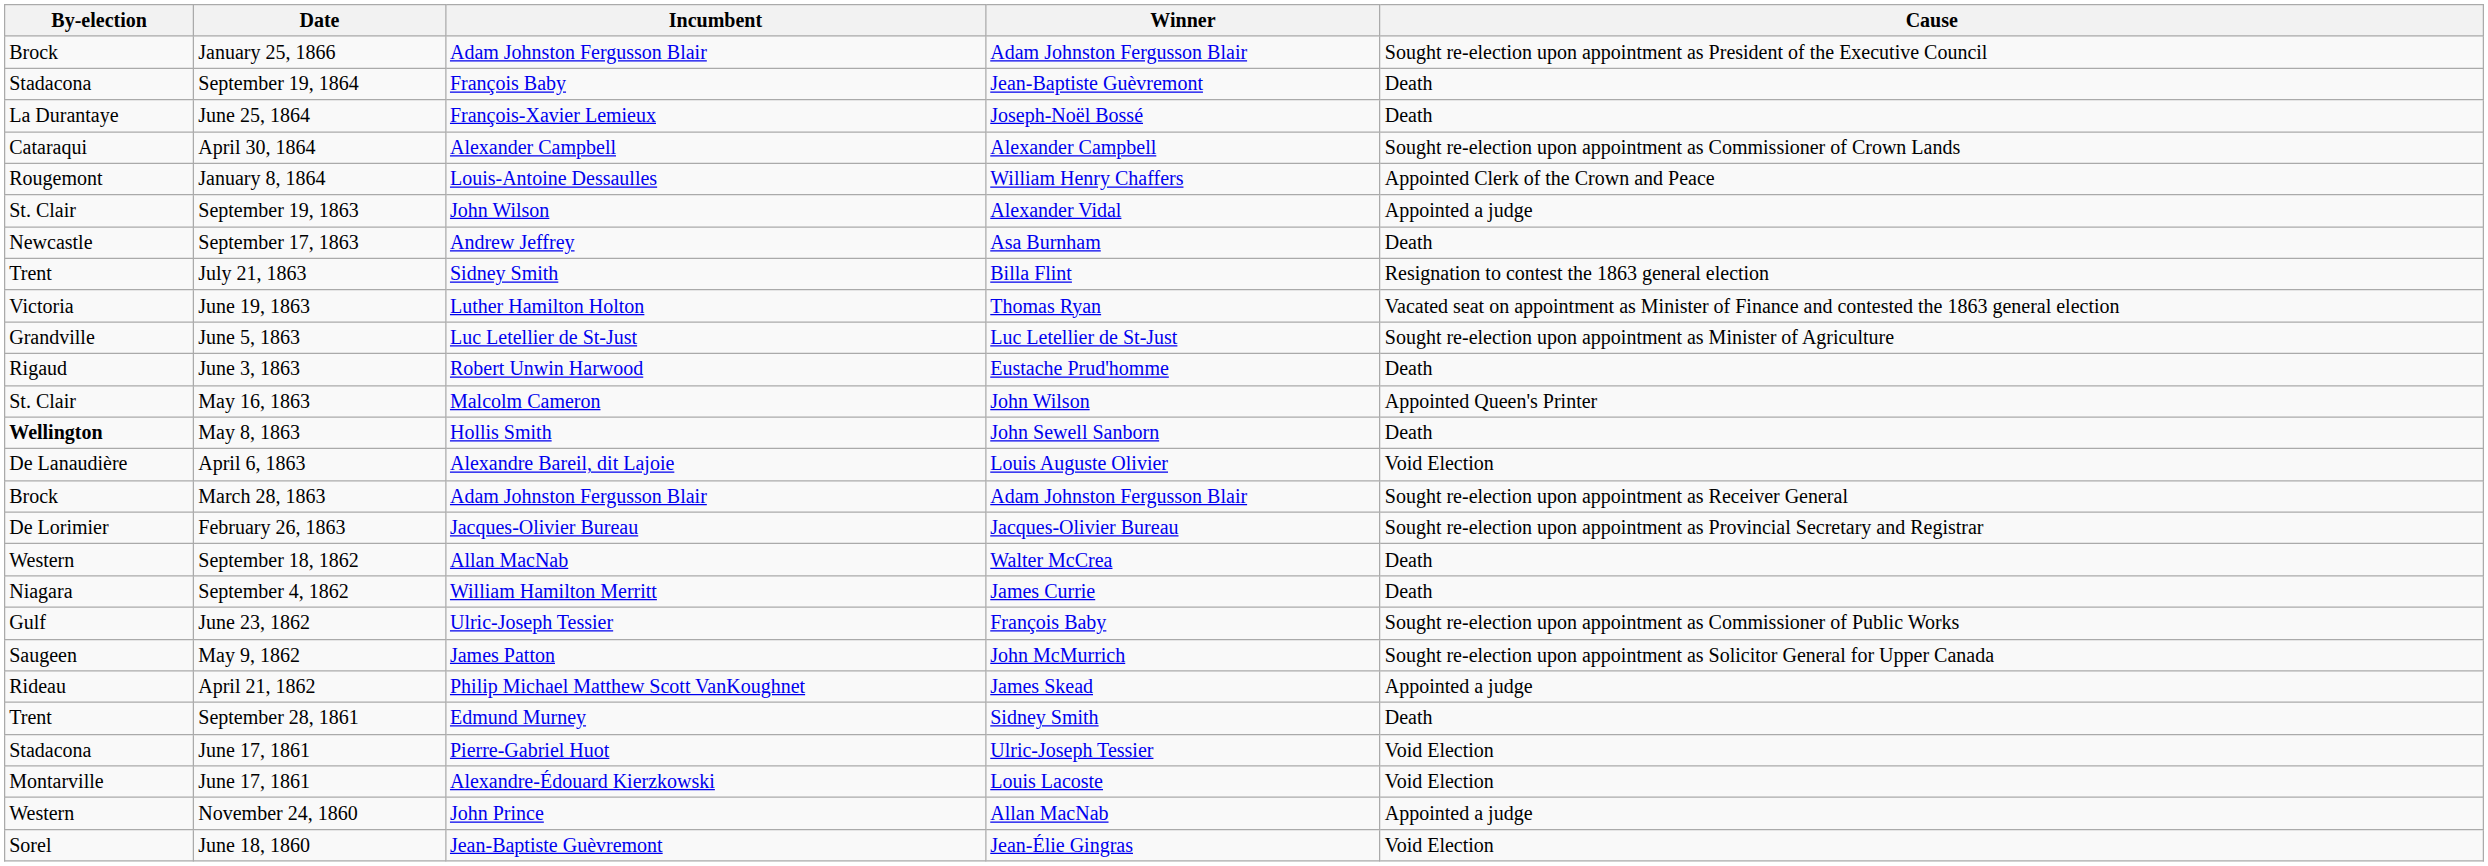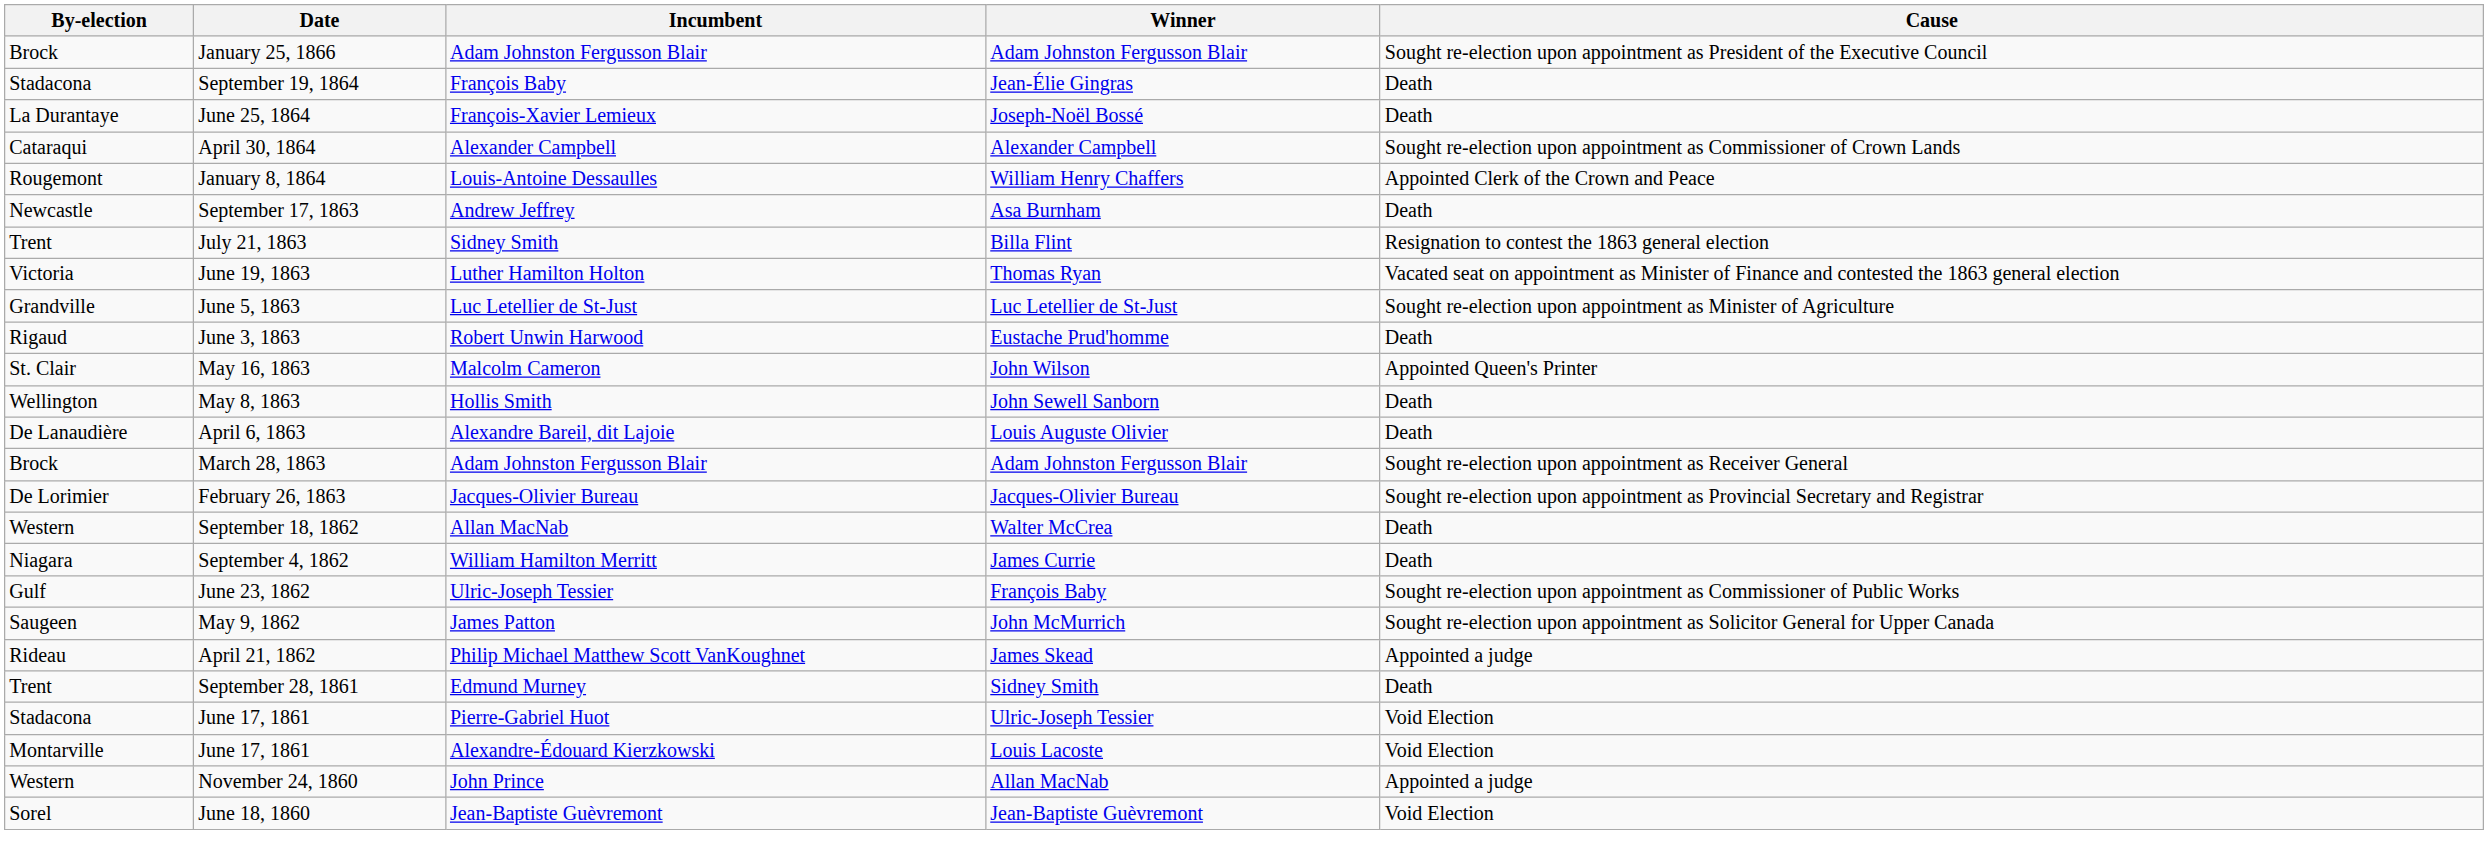(1097, 83) Jean-Baptiste Guèvremont -> (1062, 83) Jean-Élie Gingras
- row: (279, 210)
(56, 432) bold -> (53, 400) normal
(1439, 464) Void Election -> (1409, 432) Death
(1062, 845) Jean-Élie Gingras -> (1097, 813) Jean-Baptiste Guèvremont
